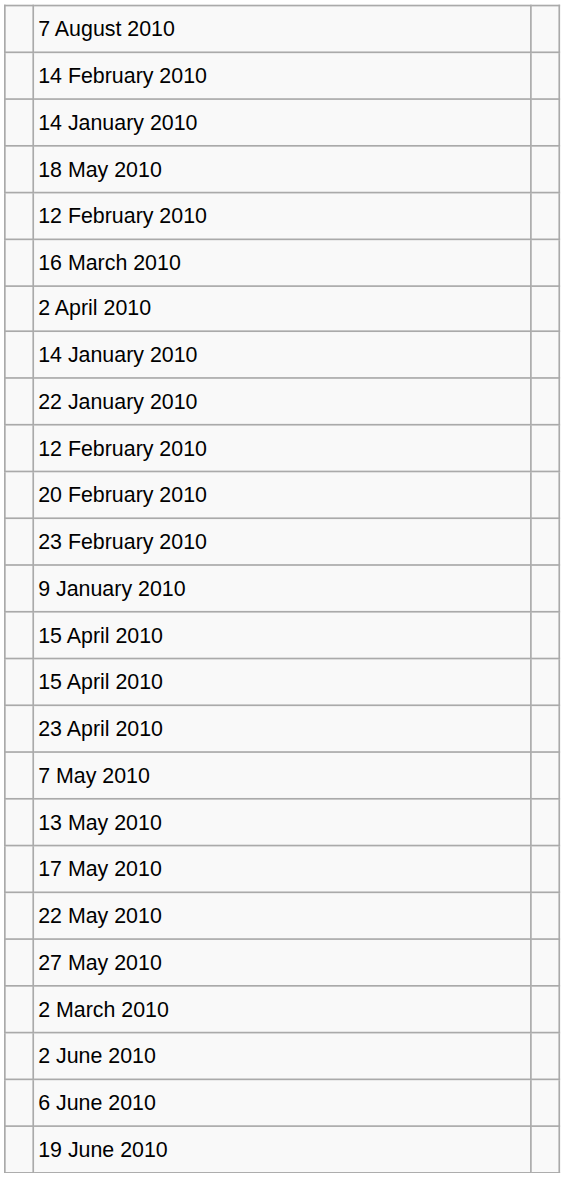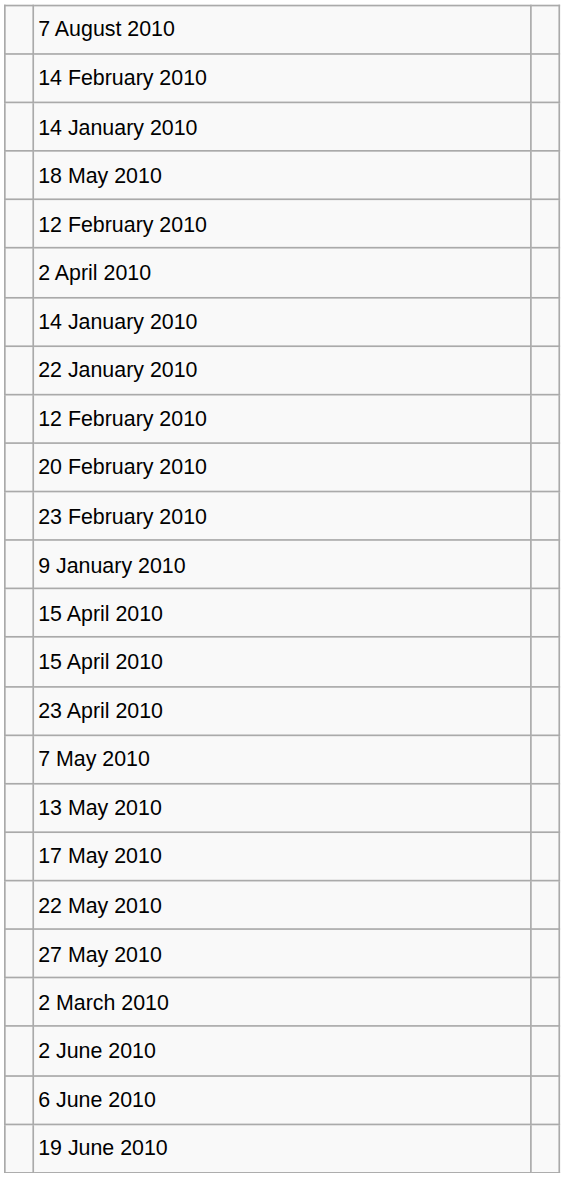- row: (19, 262)
